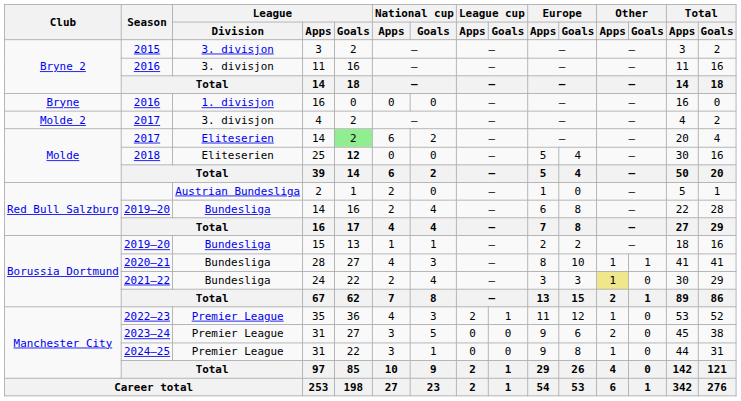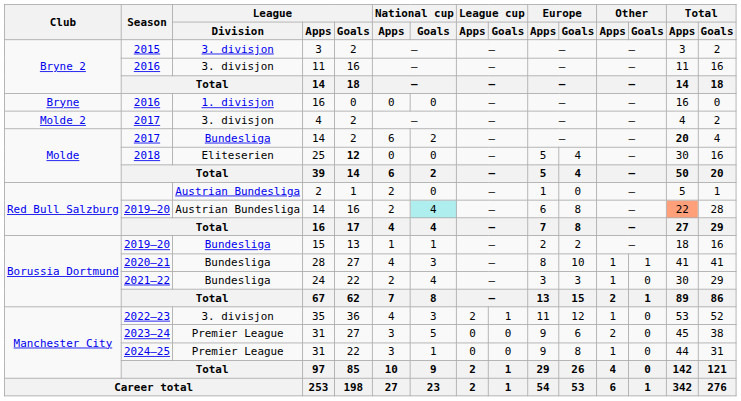(238, 138) Eliteserien -> (238, 138) Bundesliga
(353, 138) lightgreen background -> (353, 138) no background
(682, 138) normal -> (682, 138) bold
(238, 209) Bundesliga -> (238, 209) Austrian Bundesliga
(433, 209) no background -> (433, 209) paleturquoise background
(682, 209) no background -> (682, 209) lightsalmon background
(613, 280) khaki background -> (613, 280) no background
(238, 316) Premier League -> (238, 316) 3. divisjon
